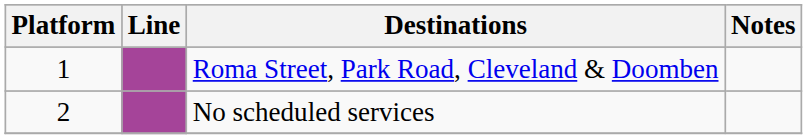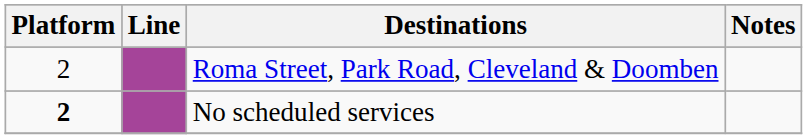(63, 68) 1 -> (63, 68) 2
(63, 111) normal -> (63, 111) bold
